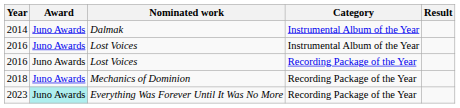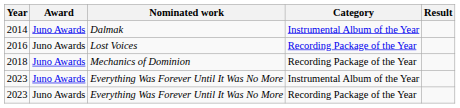- row: (17, 45)
+ row: (17, 78)
(59, 95) paleturquoise background -> (59, 95) no background
